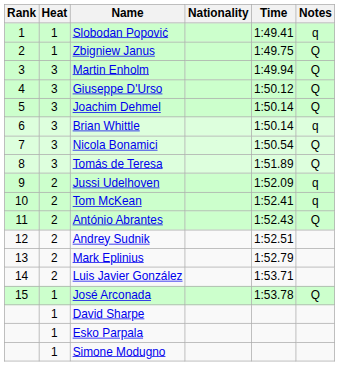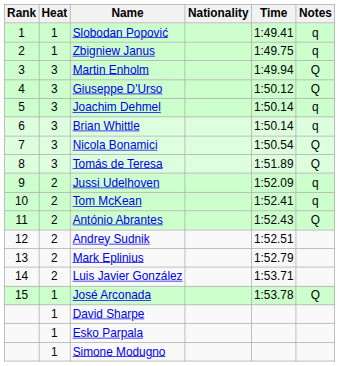(315, 51) Q -> (315, 51) q
(315, 107) Q -> (315, 107) q
